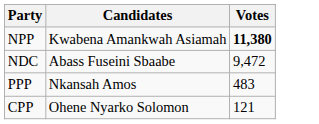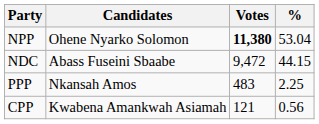+ column: (295, 15)
(138, 38) Kwabena Amankwah Asiamah -> (119, 38) Ohene Nyarko Solomon
(119, 107) Ohene Nyarko Solomon -> (138, 107) Kwabena Amankwah Asiamah
